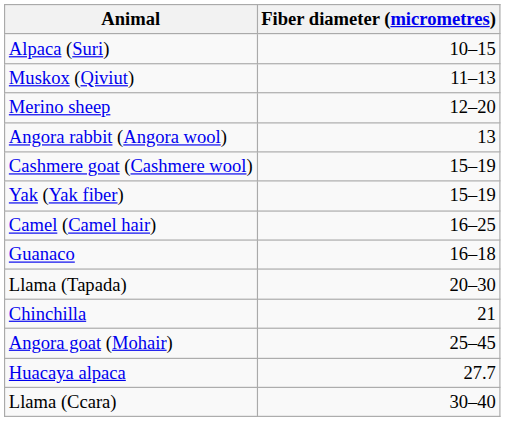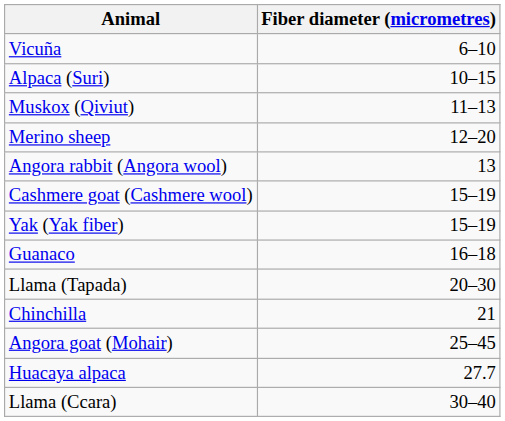+ row: (35, 48)
- row: (83, 225)
